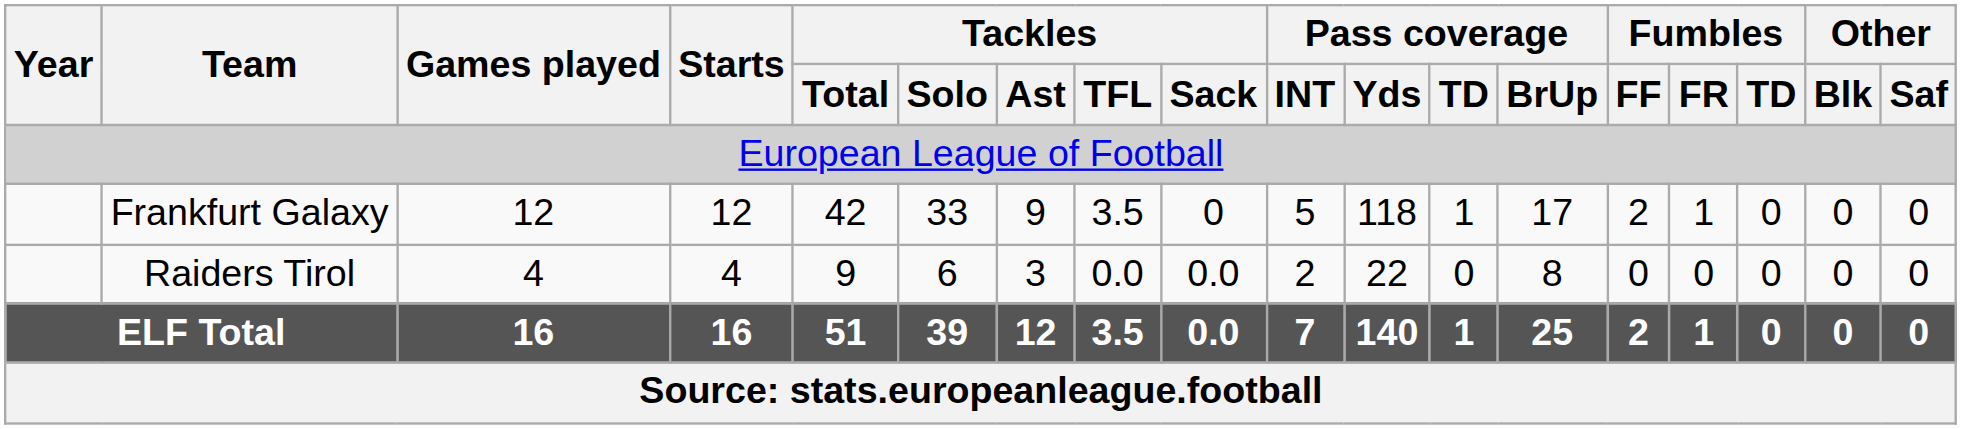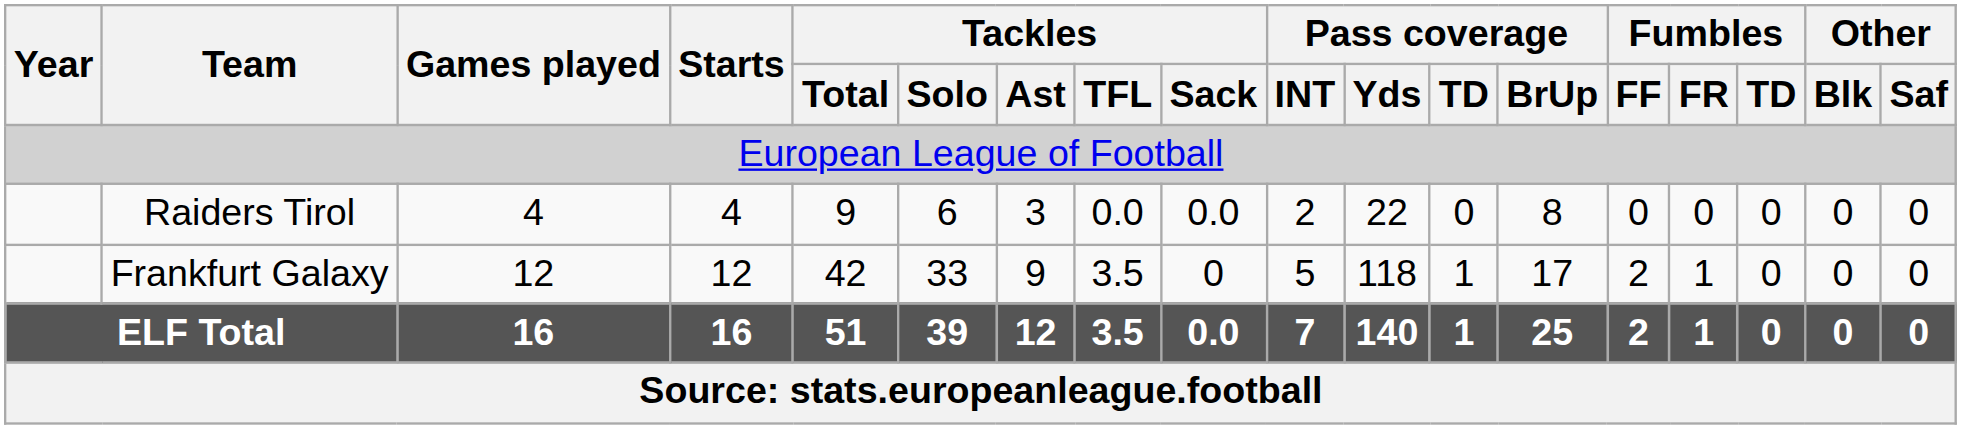rows swapped: (250, 272) <-> (250, 213)
